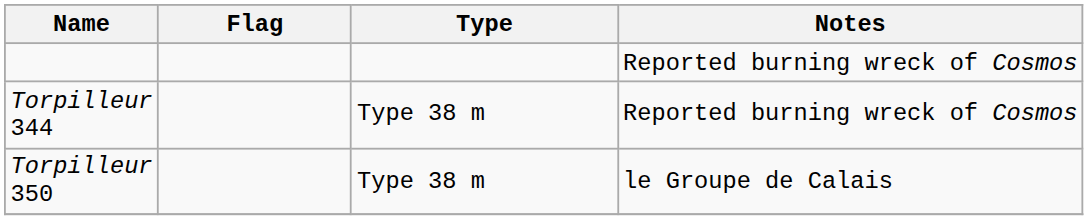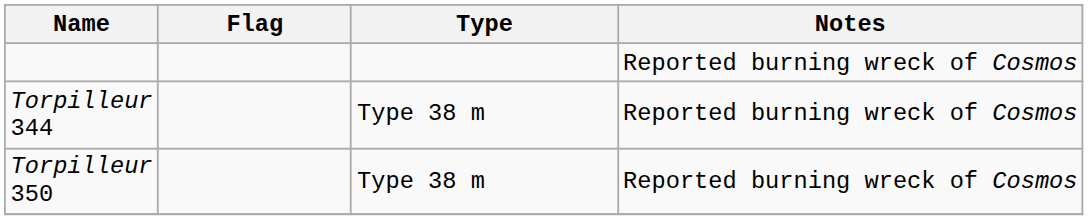(758, 181) le Groupe de Calais -> (850, 181) Reported burning wreck of Cosmos
